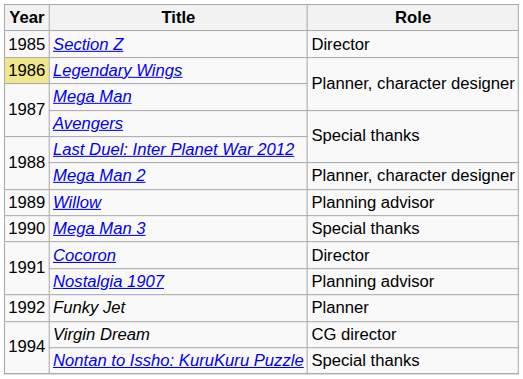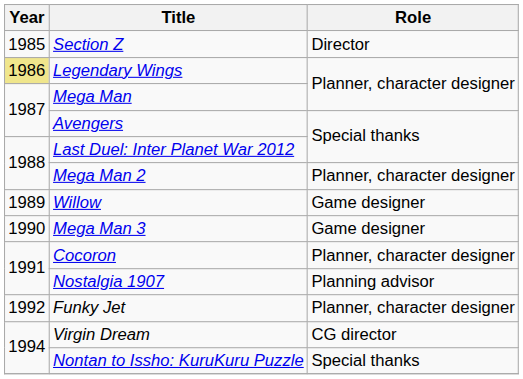(373, 202) Planning advisor -> (368, 202) Game designer
(365, 228) Special thanks -> (368, 228) Game designer
(341, 255) Director -> (413, 255) Planner, character designer
(340, 307) Planner -> (413, 307) Planner, character designer
